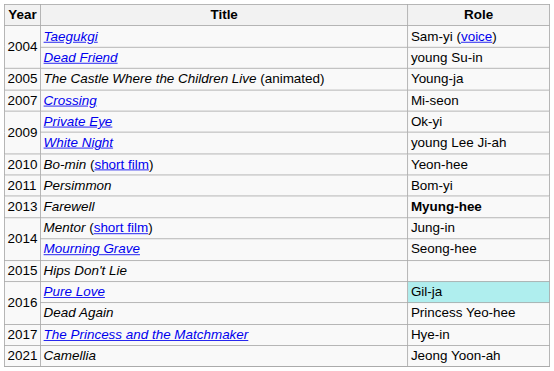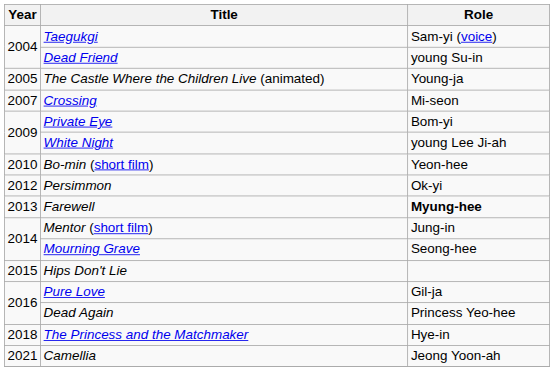(427, 121) Ok-yi -> (432, 121) Bom-yi
(22, 185) 2011 -> (22, 185) 2012
(432, 185) Bom-yi -> (427, 185) Ok-yi
(427, 292) paleturquoise background -> (427, 292) no background
(22, 334) 2017 -> (22, 334) 2018
